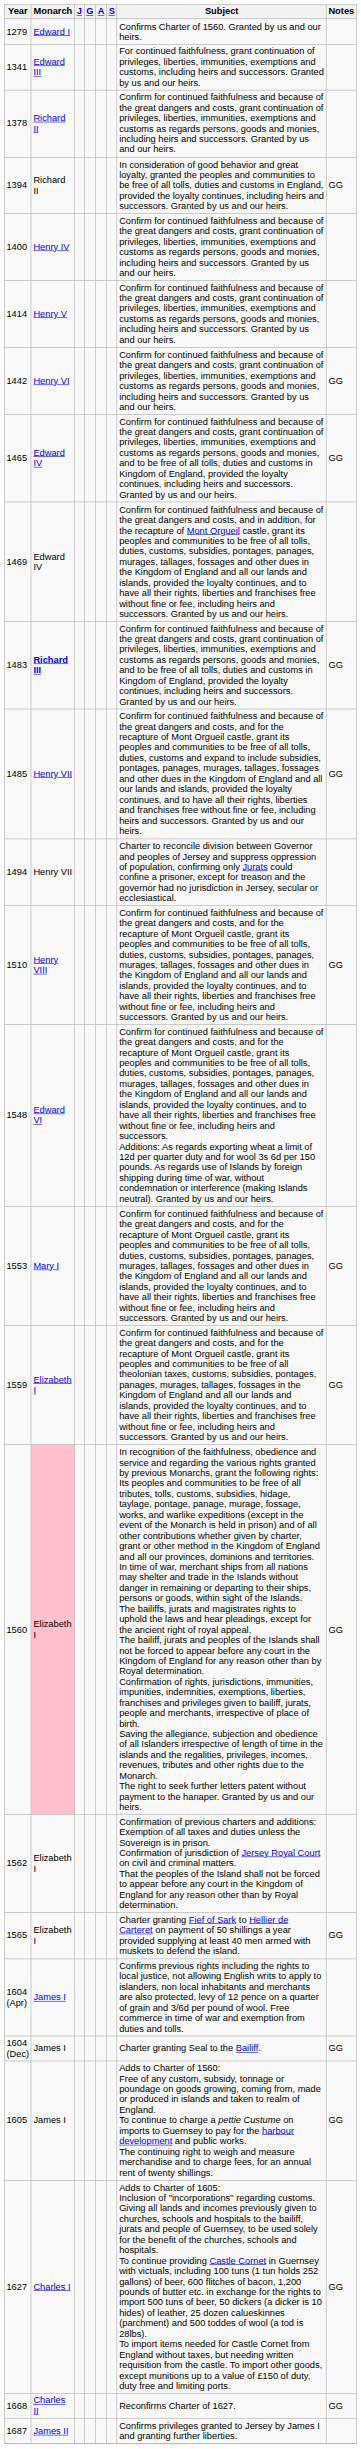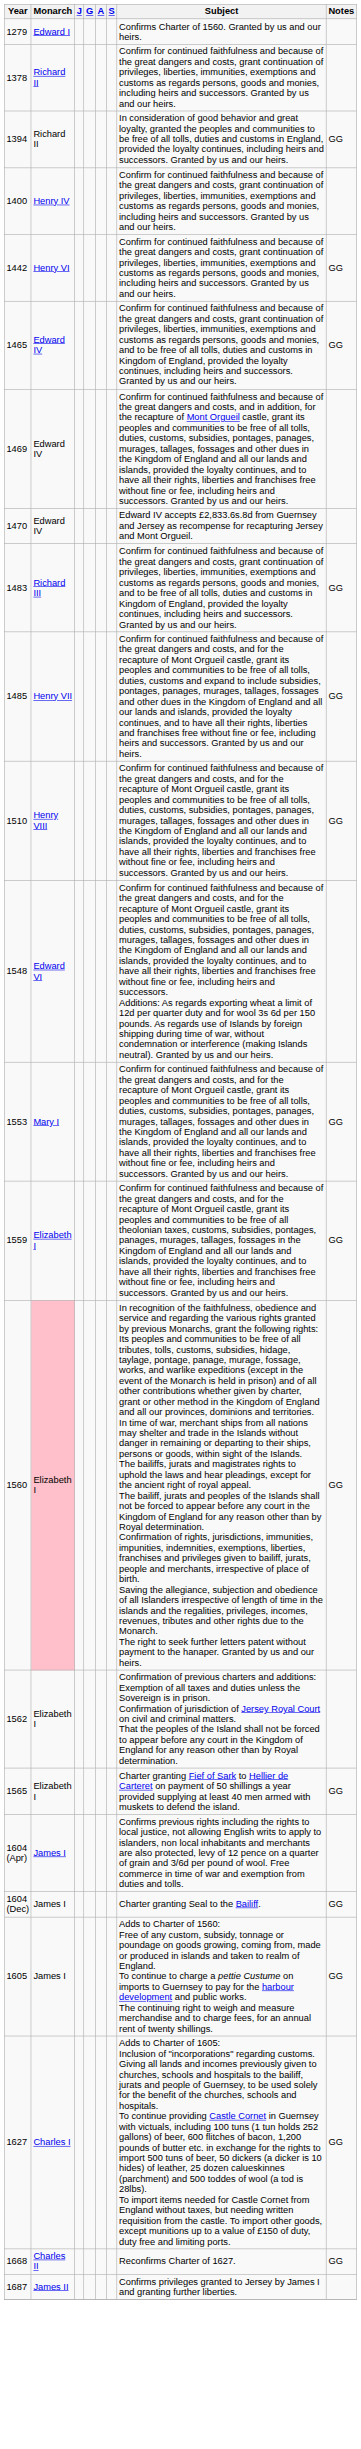- row: (17, 67)
- row: (17, 314)
+ row: (17, 526)
(51, 665) bold -> (49, 588) normal
- row: (17, 872)
